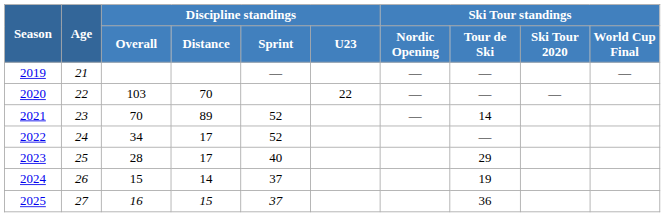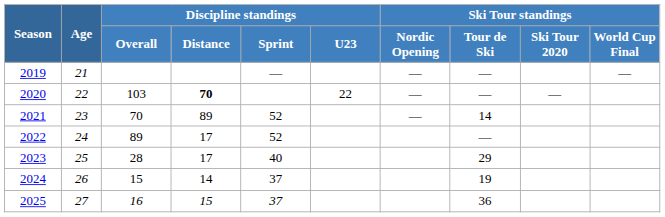(206, 94) normal -> (206, 94) bold
(136, 137) 34 -> (136, 137) 89
